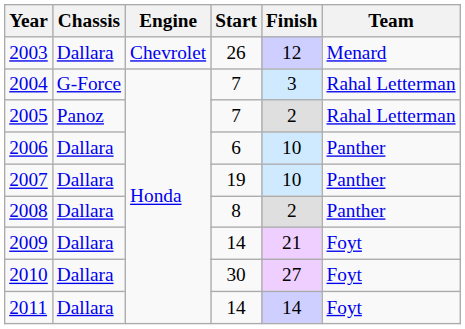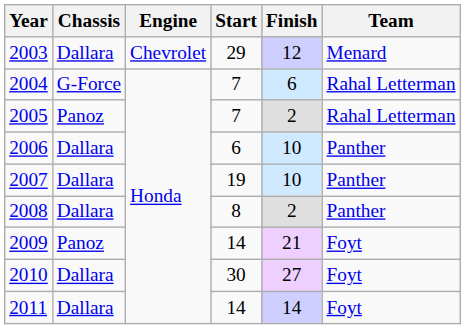(236, 52) 26 -> (236, 52) 29
(292, 84) 3 -> (292, 84) 6
(85, 243) Dallara -> (80, 243) Panoz
